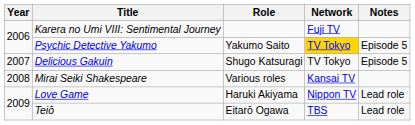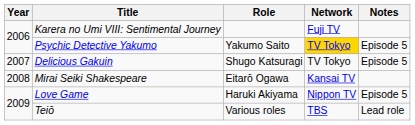(256, 78) Various roles -> (257, 78) Eitarō Ogawa
(383, 95) Lead role -> (384, 95) Episode 5
(257, 111) Eitarō Ogawa -> (256, 111) Various roles
